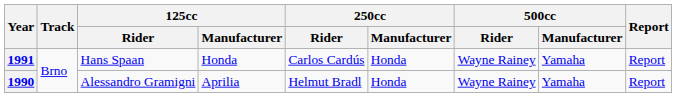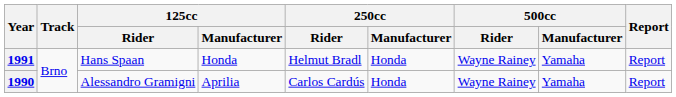(326, 59) Carlos Cardús -> (325, 59) Helmut Bradl
(325, 81) Helmut Bradl -> (326, 81) Carlos Cardús
